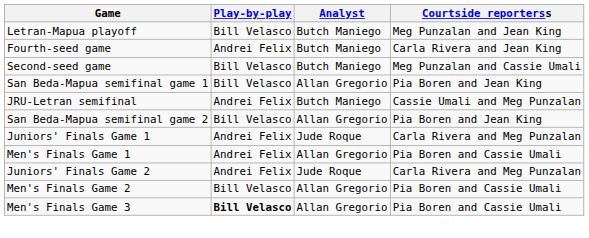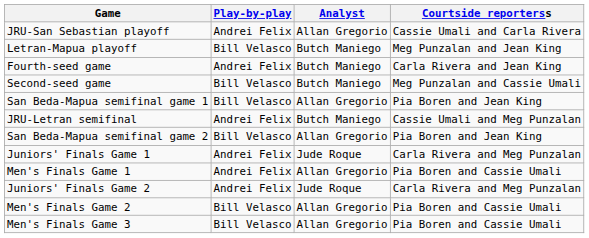+ row: (88, 31)
(252, 207) bold -> (252, 224) normal
